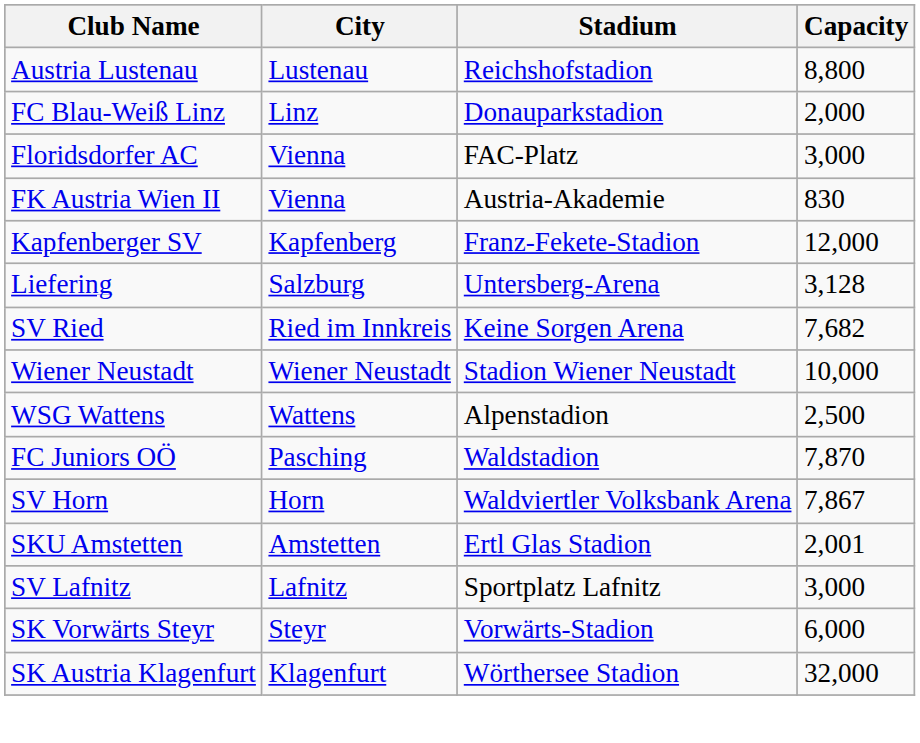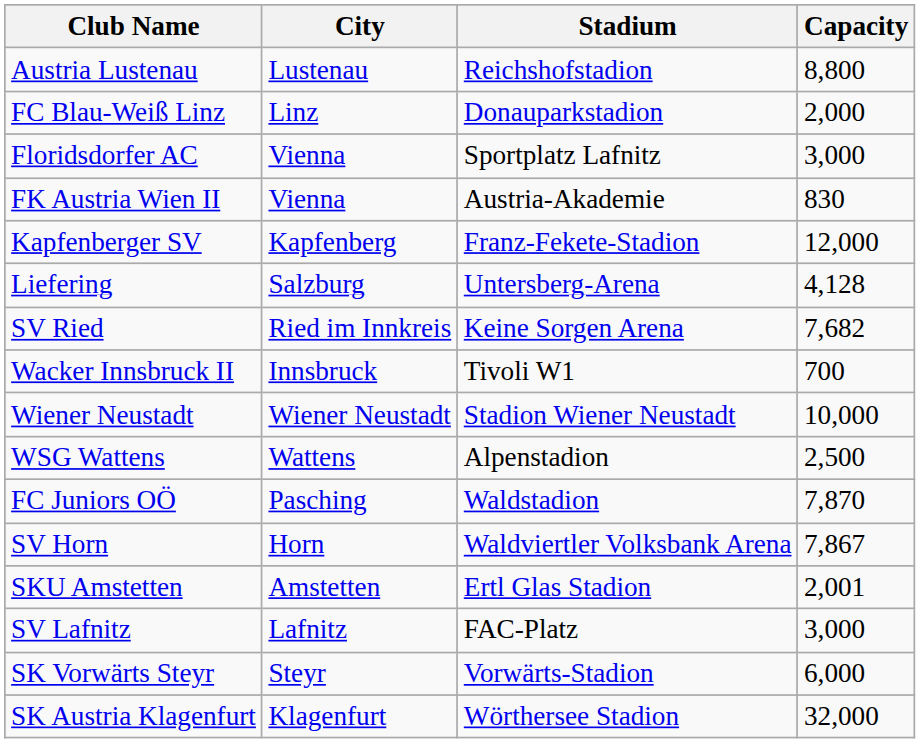(521, 155) FAC-Platz -> (562, 155) Sportplatz Lafnitz
(835, 284) 3,128 -> (835, 284) 4,128
+ row: (123, 371)
(562, 586) Sportplatz Lafnitz -> (521, 629) FAC-Platz
